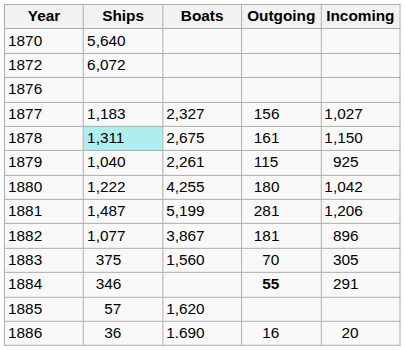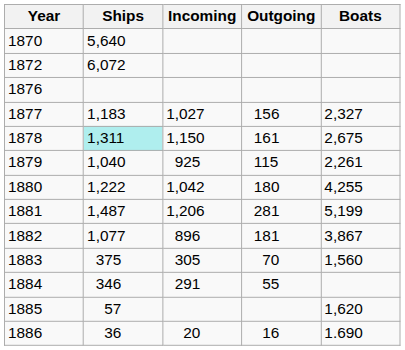columns swapped: (360, 16) <-> (202, 16)
(262, 284) bold -> (262, 284) normal
